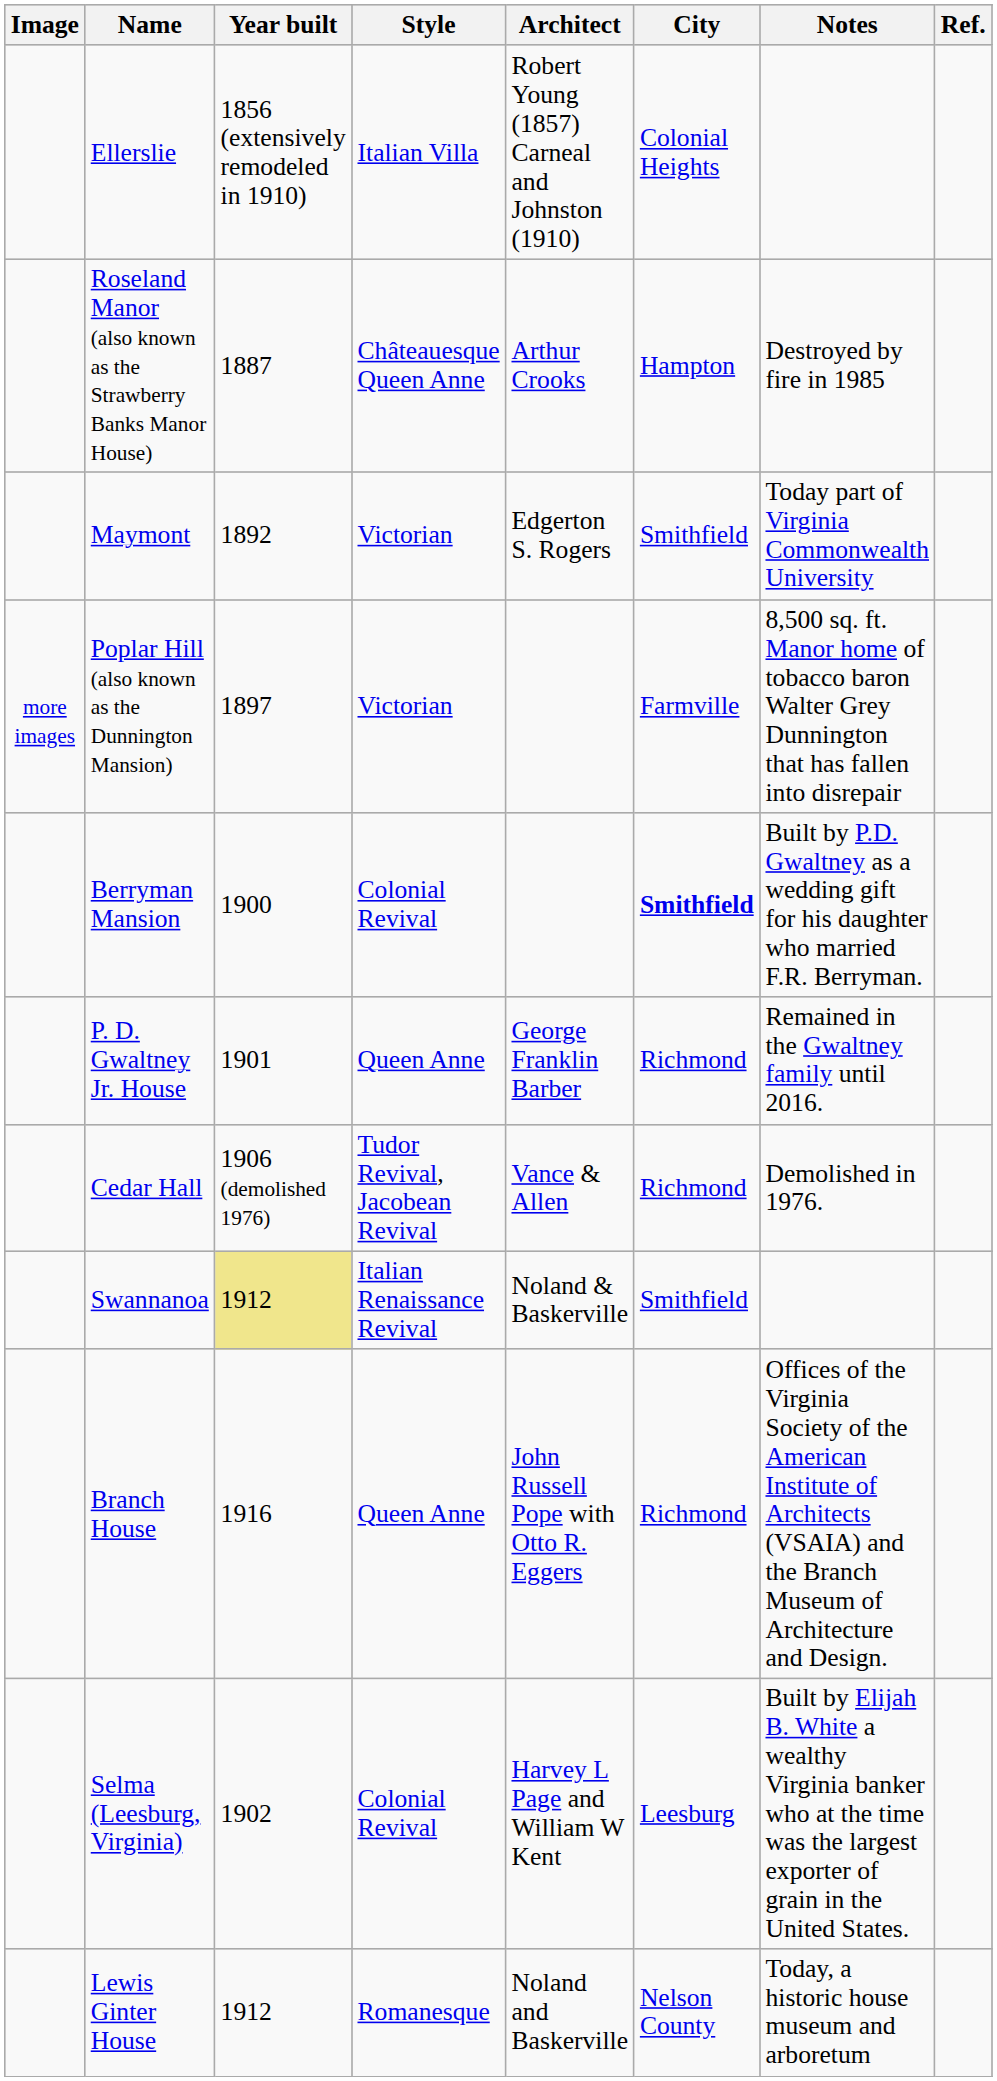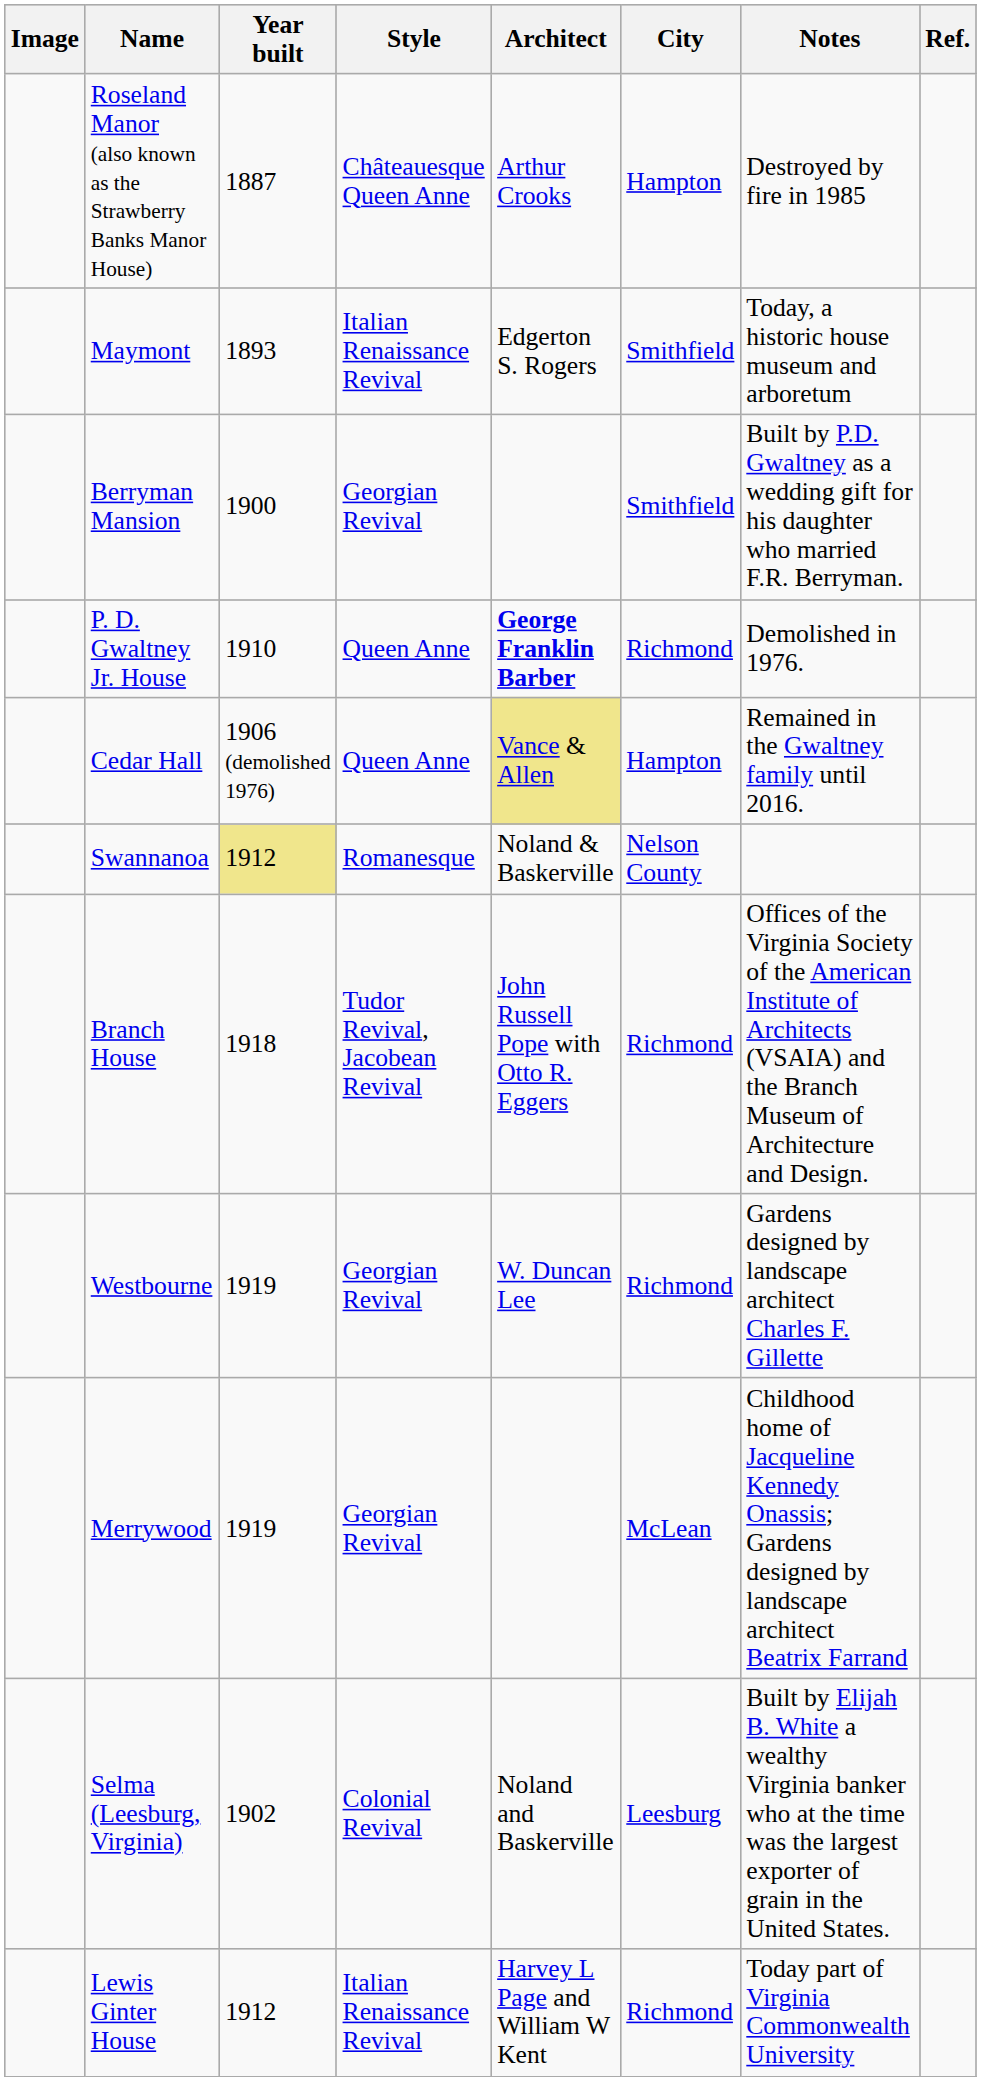- row: (133, 151)
(246, 535) 1892 -> (251, 350) 1893
(405, 535) Victorian -> (406, 350) Italian Renaissance Revival
(847, 535) Today part of Virginia Commonwealth University -> (818, 350) Today, a historic house museum and arboretum
- row: (147, 705)
(402, 904) Colonial Revival -> (390, 506) Georgian Revival
(697, 904) bold -> (680, 506) normal
(246, 1060) 1901 -> (251, 648) 1910
(555, 1060) normal -> (546, 648) bold
(834, 1060) Remained in the Gwaltney family until 2016. -> (821, 648) Demolished in 1976.
(404, 1187) Tudor Revival, Jacobean Revival -> (406, 760) Queen Anne
(556, 1187) no background -> (542, 760) khaki background
(693, 1187) Richmond -> (674, 760) Hampton
(840, 1187) Demolished in 1976. -> (815, 760) Remained in the Gwaltney family until 2016.
(421, 1300) Italian Renaissance Revival -> (409, 858) Romanesque
(694, 1300) Smithfield -> (664, 858) Nelson County
(246, 1513) 1916 -> (251, 1043) 1918
(421, 1513) Queen Anne -> (389, 1043) Tudor Revival, Jacobean Revival
+ row: (152, 1285)
+ row: (151, 1527)
(568, 1813) Harvey L Page and William W Kent -> (555, 1813) Noland and Baskerville
(424, 2012) Romanesque -> (406, 2012) Italian Renaissance Revival
(570, 2012) Noland and Baskerville -> (554, 2012) Harvey L Page and William W Kent
(678, 2012) Nelson County -> (680, 2012) Richmond
(837, 2012) Today, a historic house museum and arboretum -> (828, 2012) Today part of Virginia Commonwealth University
